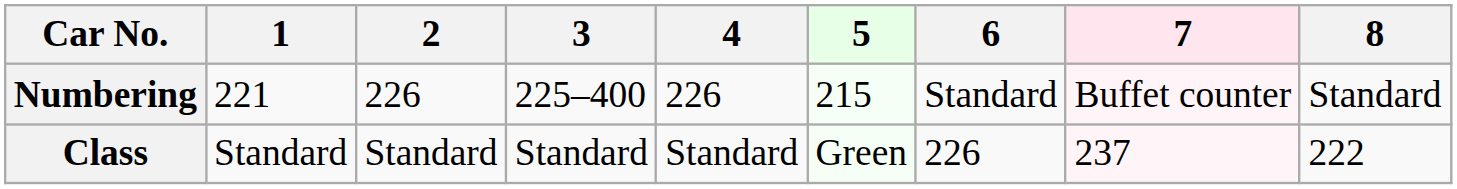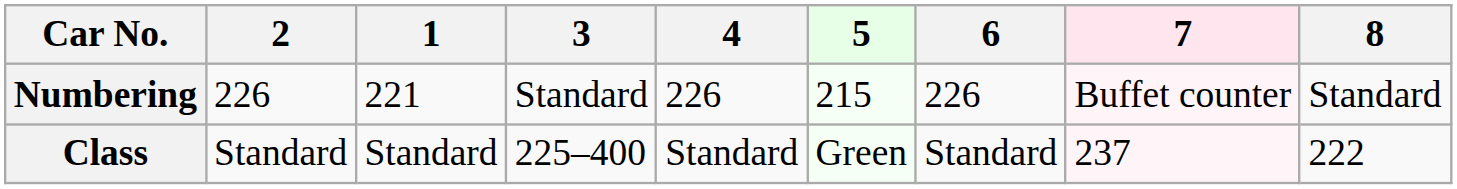columns swapped: (281, 34) <-> (431, 34)
(580, 93) 225–400 -> (581, 93) Standard
(991, 93) Standard -> (952, 93) 226
(581, 152) Standard -> (580, 152) 225–400
(952, 152) 226 -> (991, 152) Standard
